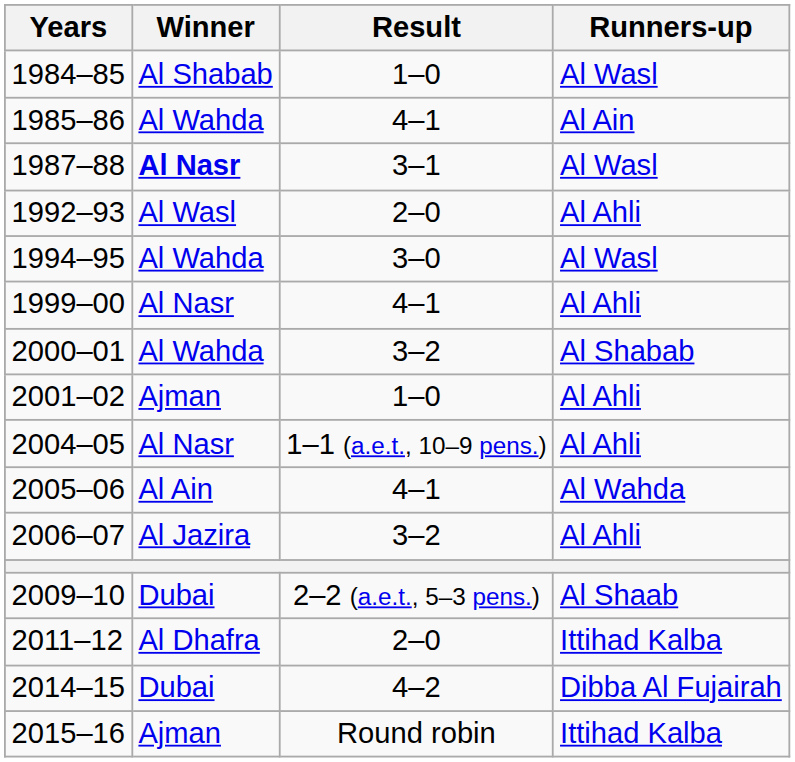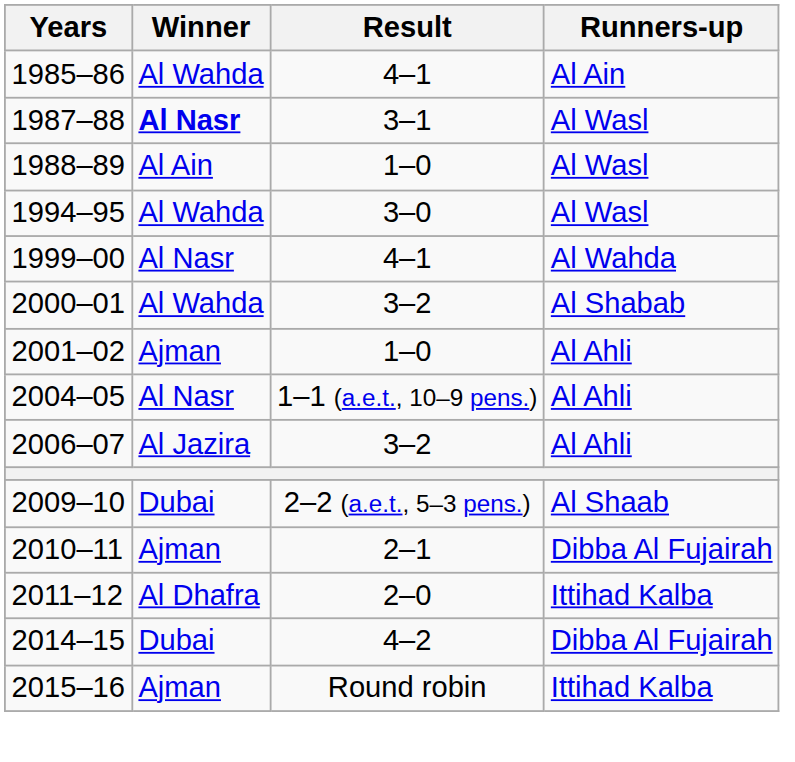- row: (68, 73)
+ row: (68, 166)
- row: (68, 212)
(601, 304) Al Ahli -> (613, 258) Al Wahda
- row: (68, 489)
+ row: (67, 549)
